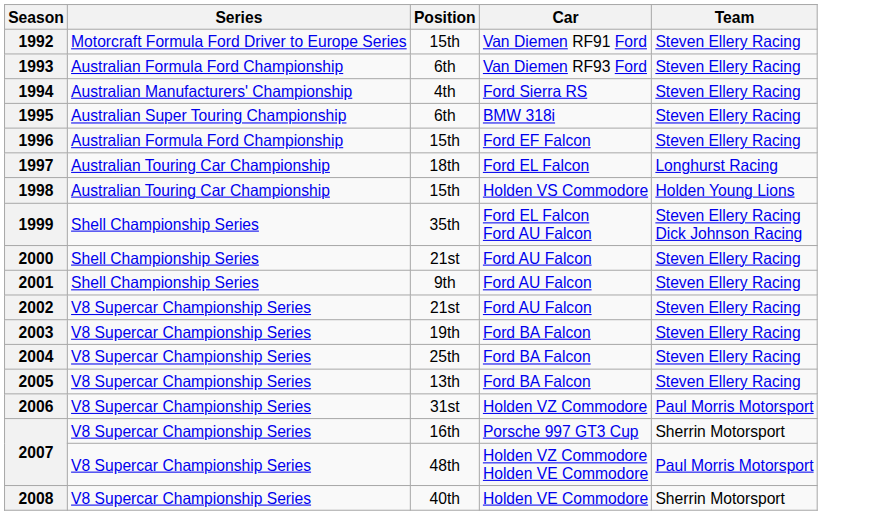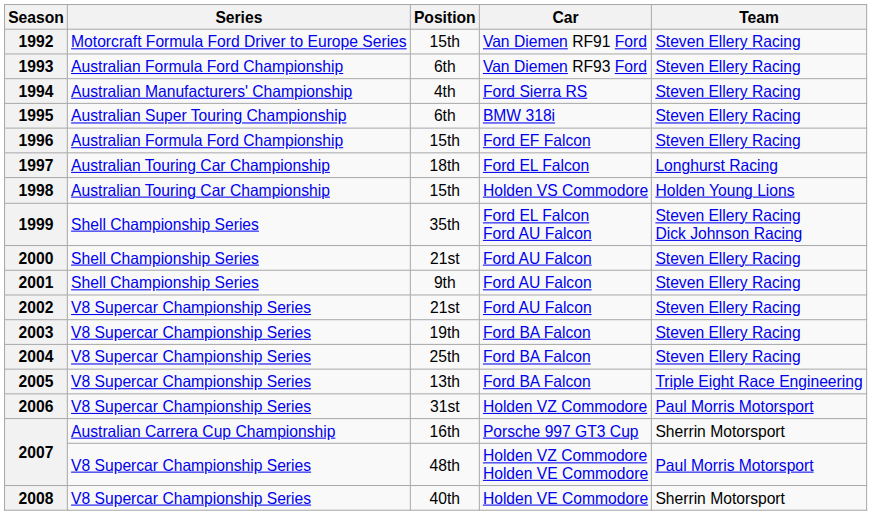(728, 382) Steven Ellery Racing -> (759, 382) Triple Eight Race Engineering
(191, 431) V8 Supercar Championship Series -> (203, 431) Australian Carrera Cup Championship
